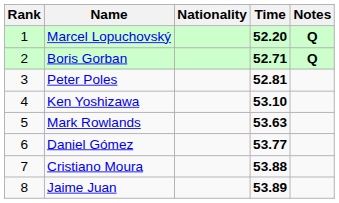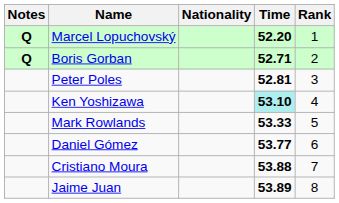columns swapped: (24, 15) <-> (312, 15)
(270, 101) no background -> (275, 101) paleturquoise background
(270, 123) 53.63 -> (275, 123) 53.33
